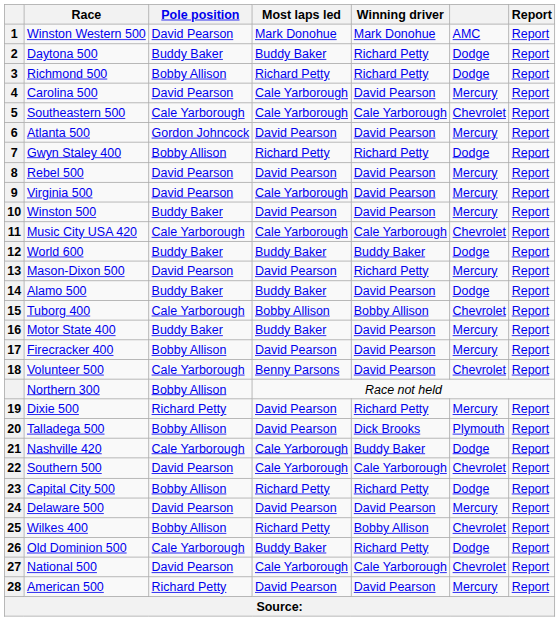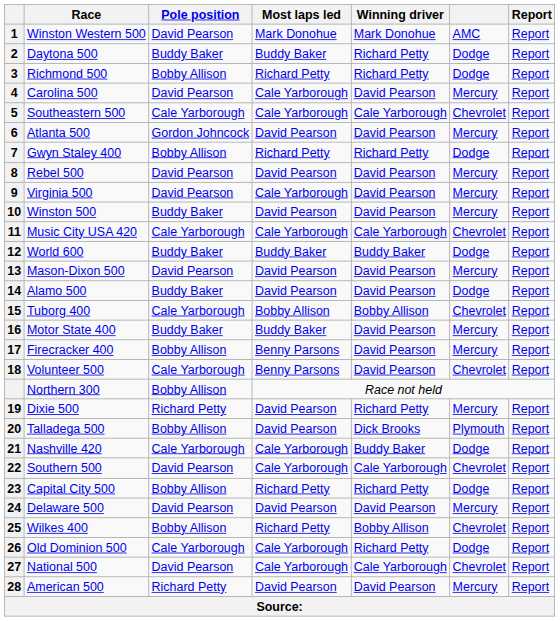(391, 271) Richard Petty -> (395, 271) David Pearson
(291, 291) Buddy Baker -> (296, 291) David Pearson
(296, 350) David Pearson -> (297, 350) Benny Parsons
(291, 547) Buddy Baker -> (302, 547) Cale Yarborough
